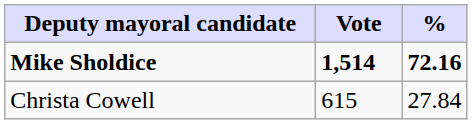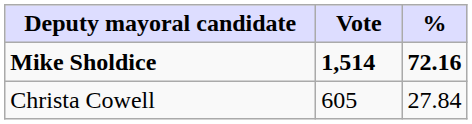(339, 99) 615 -> (339, 99) 605
